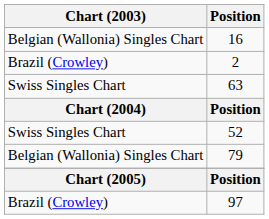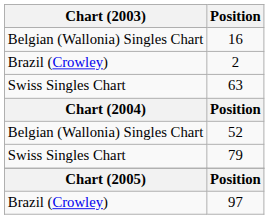(67, 132) Swiss Singles Chart -> (106, 132) Belgian (Wallonia) Singles Chart
(106, 156) Belgian (Wallonia) Singles Chart -> (67, 156) Swiss Singles Chart
